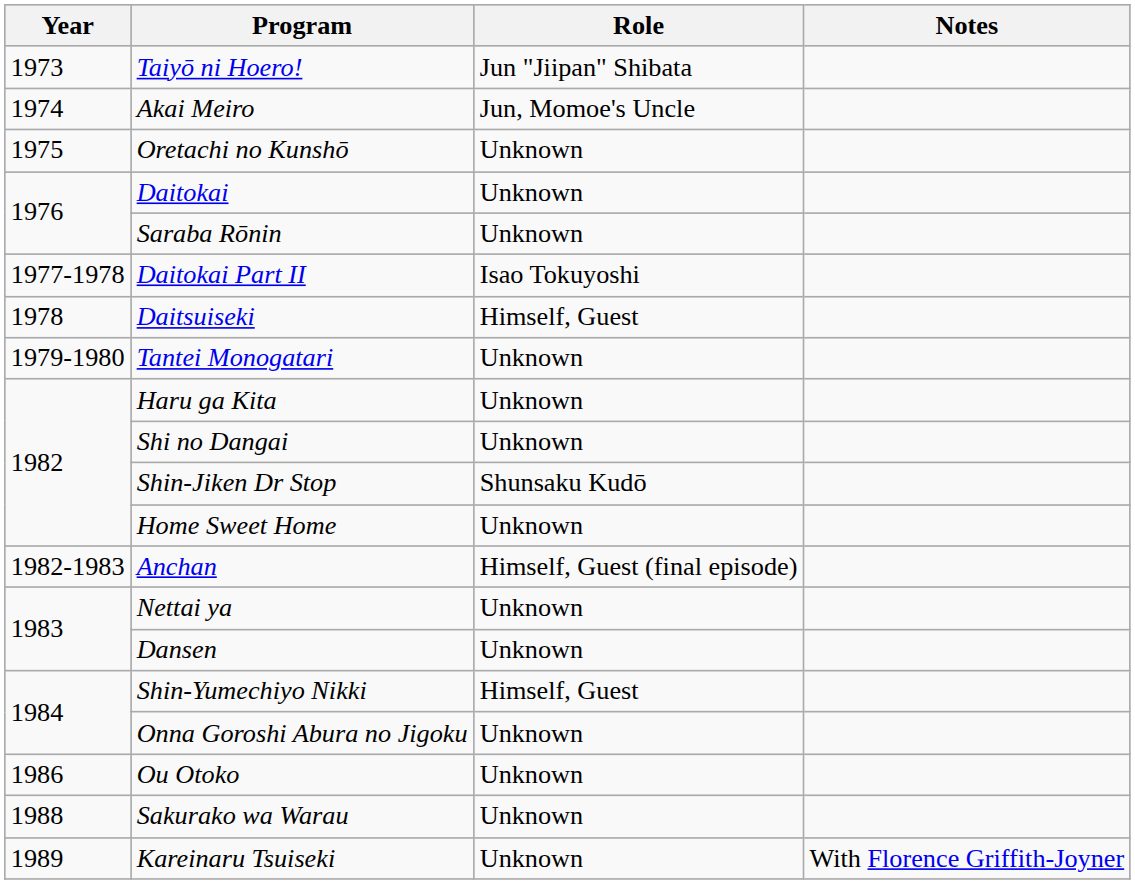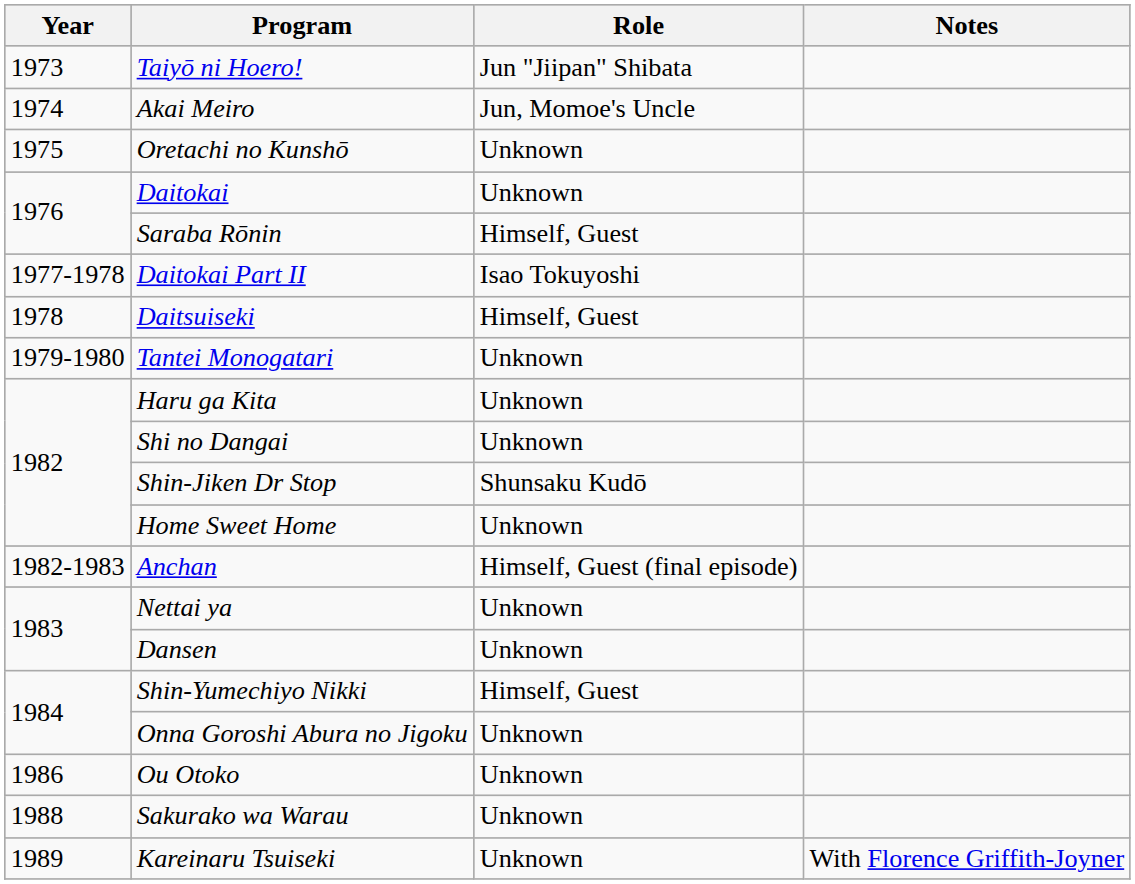(531, 233) Unknown -> (559, 233) Himself, Guest
